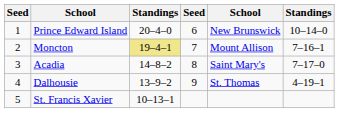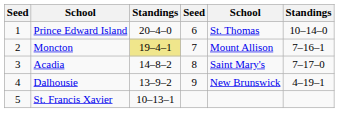(245, 30) New Brunswick -> (235, 30) St. Thomas
(235, 82) St. Thomas -> (245, 82) New Brunswick
